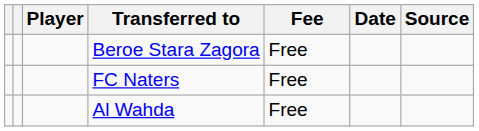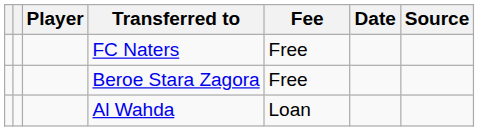rows swapped: (136, 79) <-> (176, 49)
(288, 110) Free -> (290, 110) Loan
